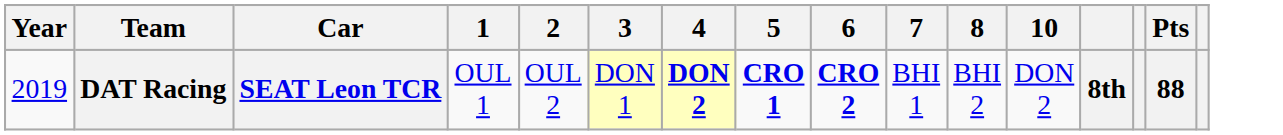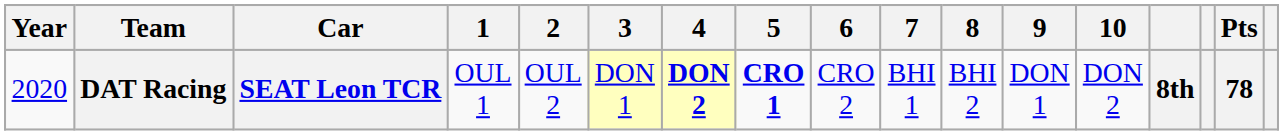+ column: (1040, 26)
(39, 89) 2019 -> (39, 89) 2020
(848, 89) bold -> (846, 89) normal
(1171, 89) 88 -> (1239, 89) 78
